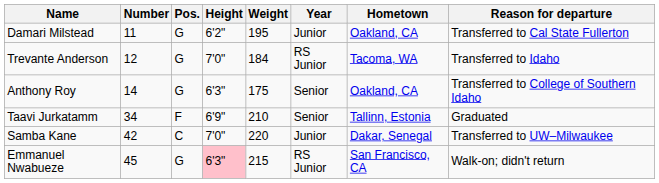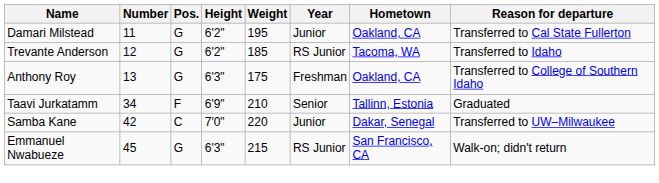(215, 58) 7'0" -> (215, 52) 6'2"
(258, 58) 184 -> (258, 52) 185
(130, 91) 14 -> (130, 77) 13
(311, 91) Senior -> (320, 77) Freshman
(215, 161) pink background -> (215, 148) no background
